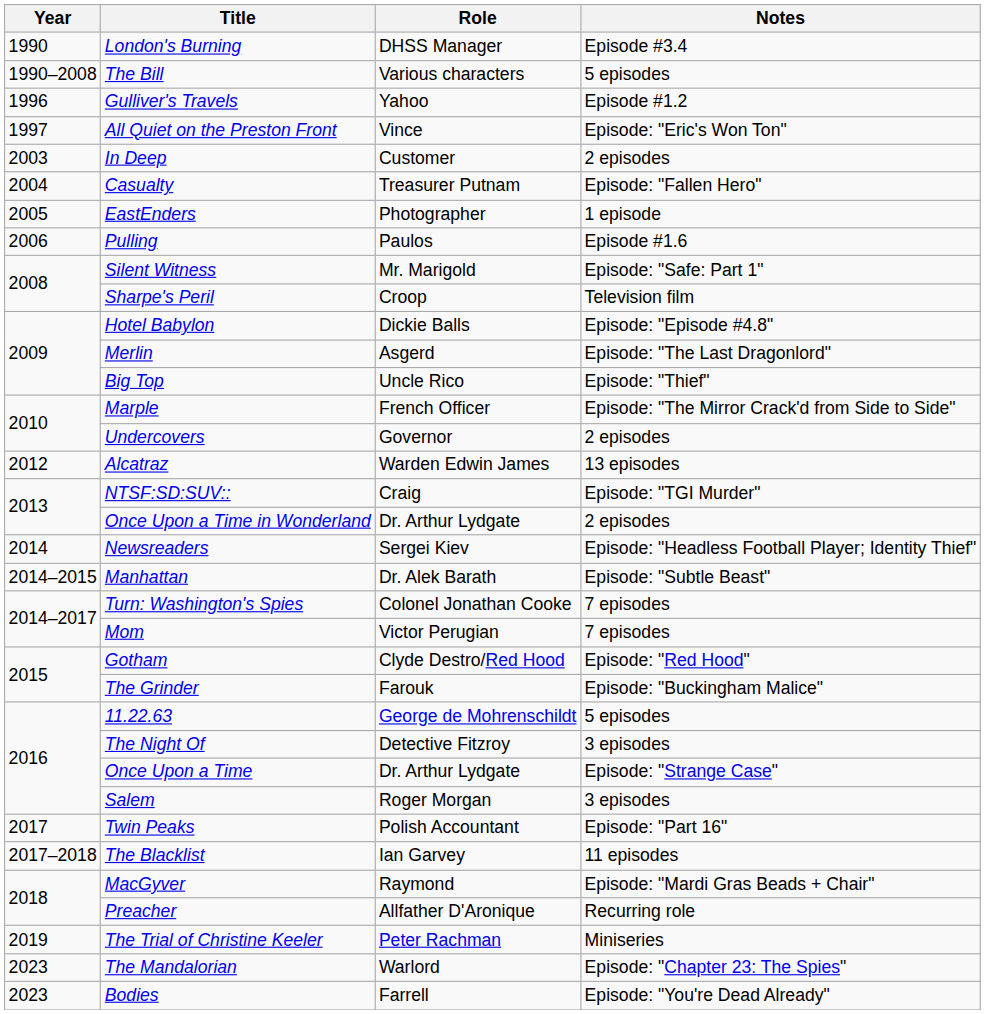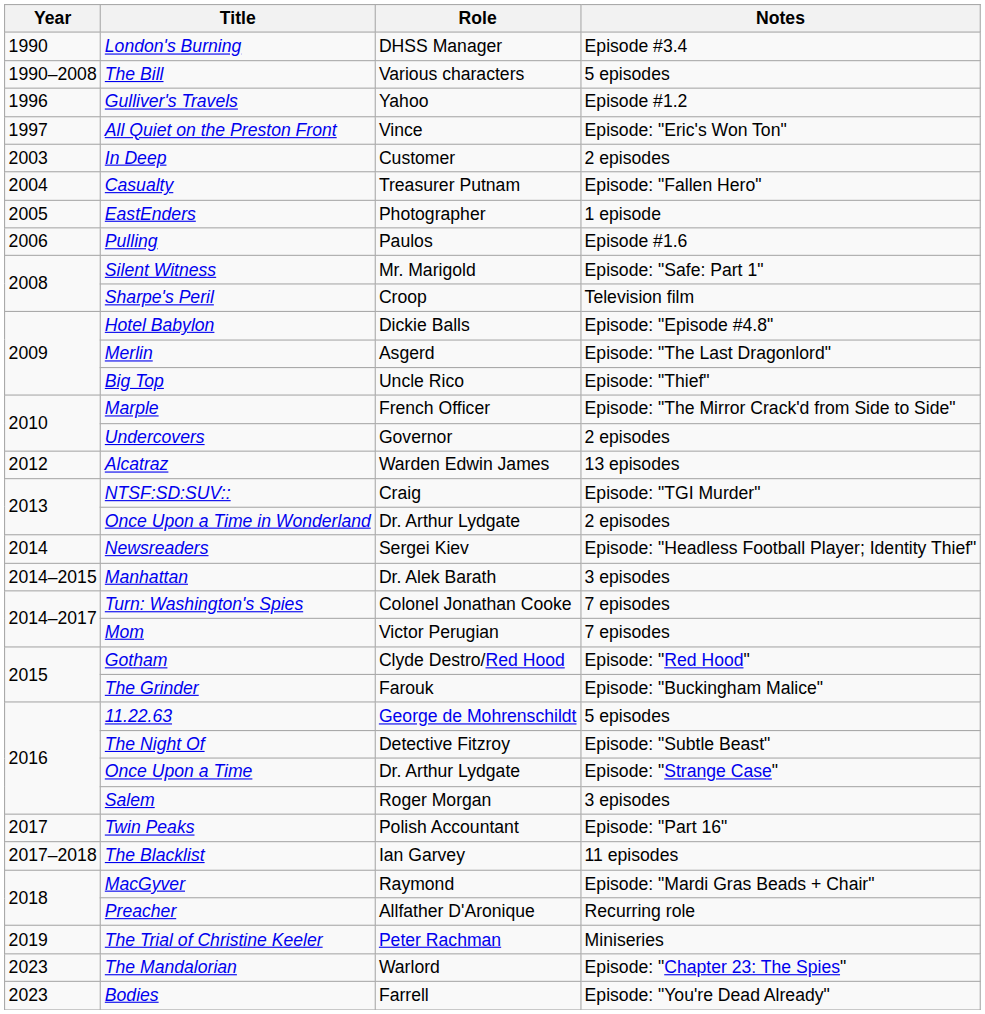(677, 576) Episode: "Subtle Beast" -> (627, 576) 3 episodes
(627, 744) 3 episodes -> (677, 744) Episode: "Subtle Beast"
